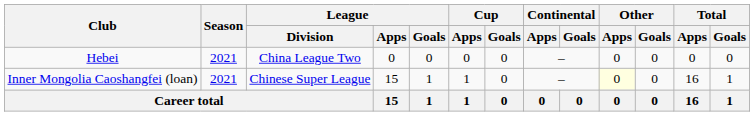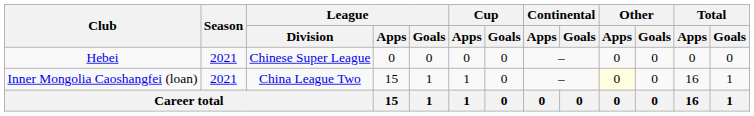(310, 57) China League Two -> (310, 57) Chinese Super League
(310, 79) Chinese Super League -> (310, 79) China League Two
